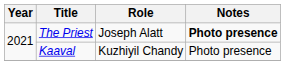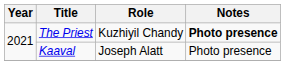(131, 32) Joseph Alatt -> (141, 32) Kuzhiyil Chandy
(141, 51) Kuzhiyil Chandy -> (131, 51) Joseph Alatt
